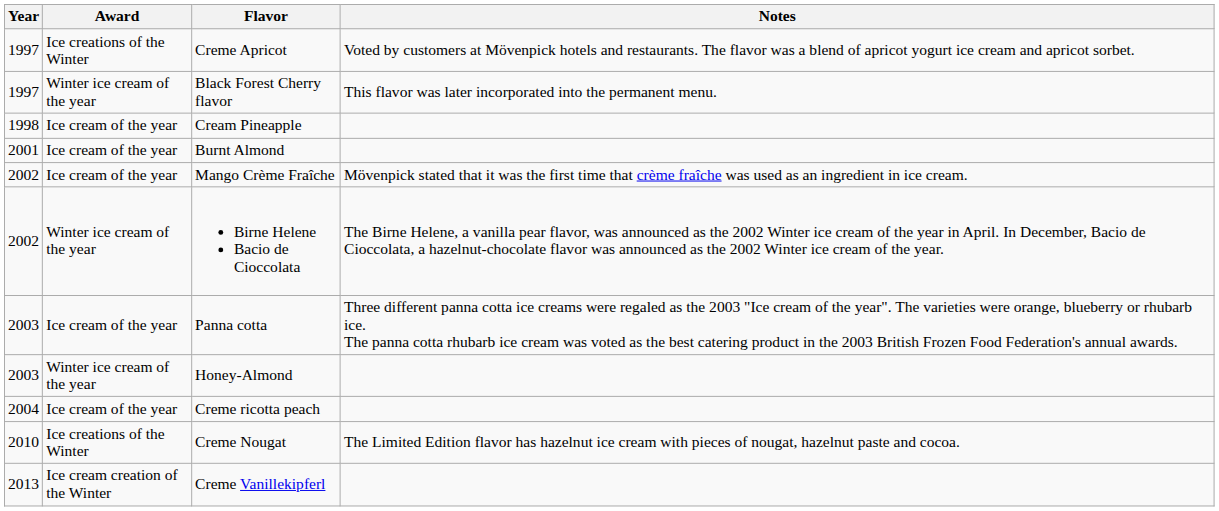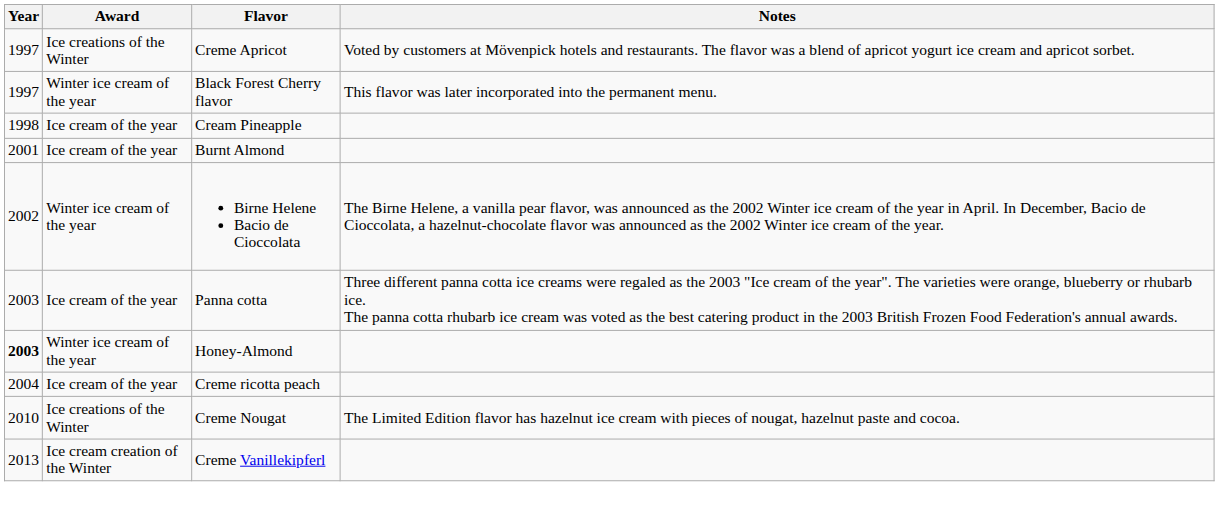- row: (265, 174)
(24, 375) normal -> (24, 351) bold
